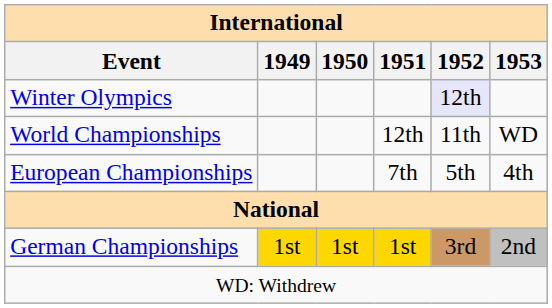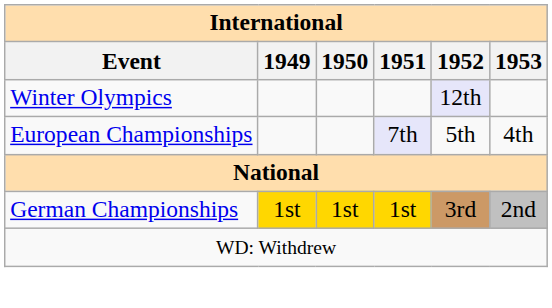- row: (115, 135)
(403, 172) no background -> (403, 135) lavender background
